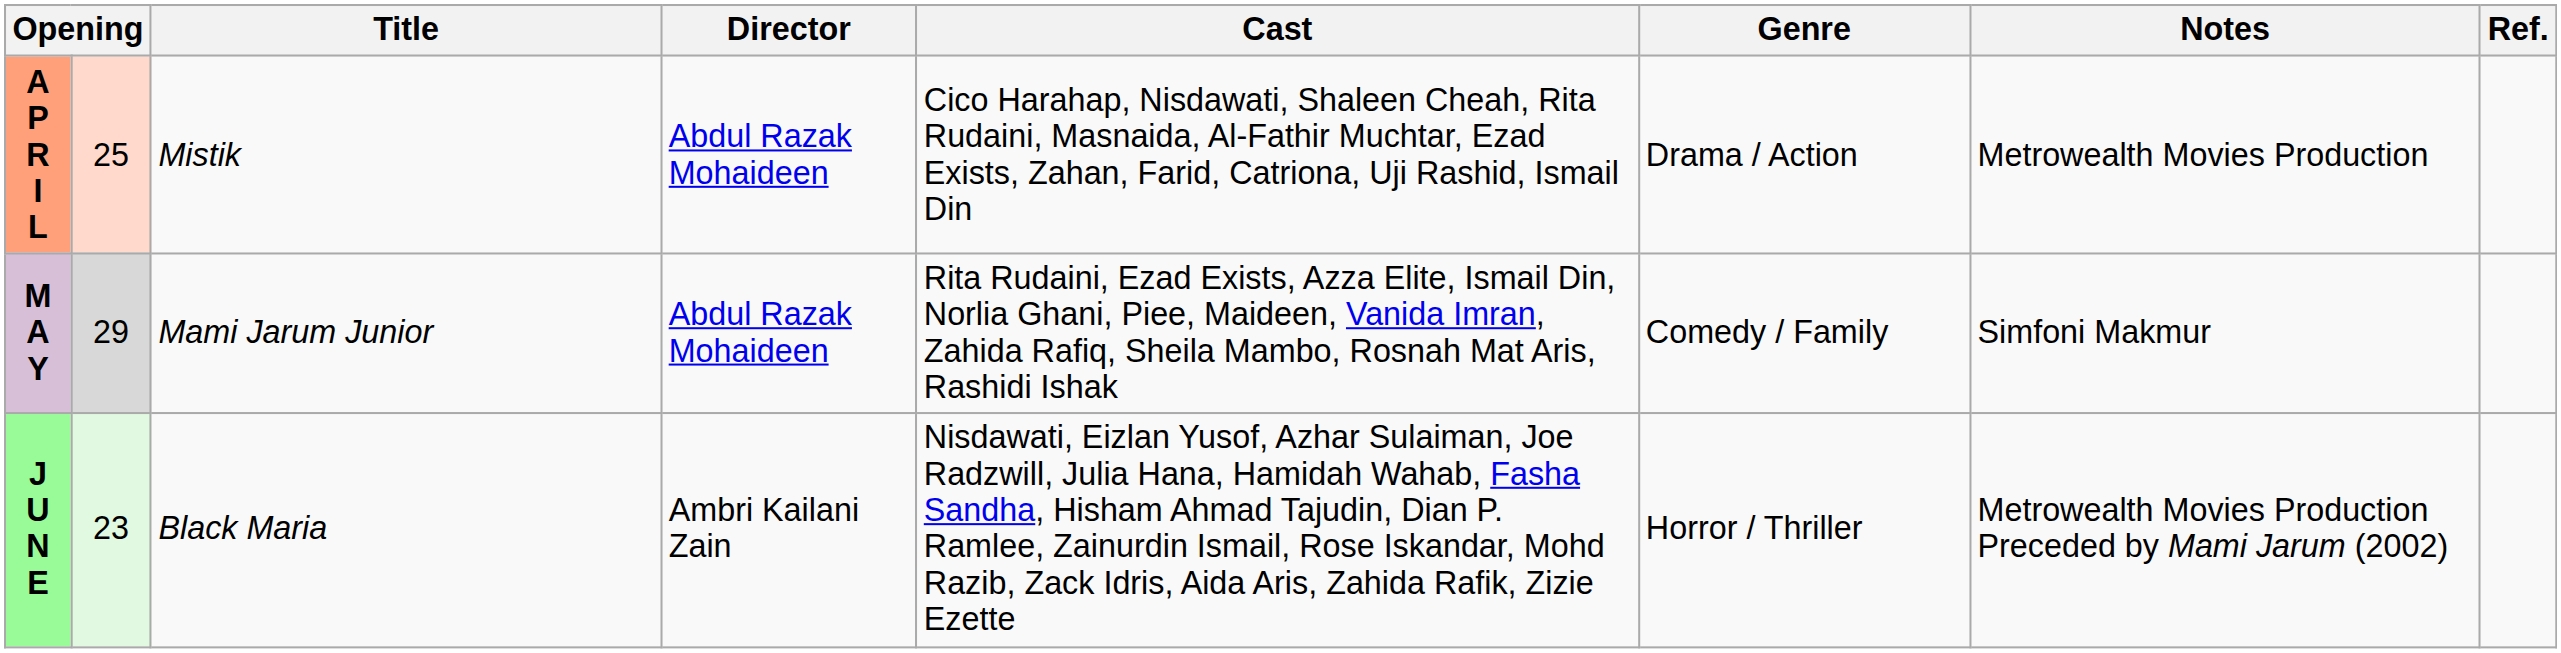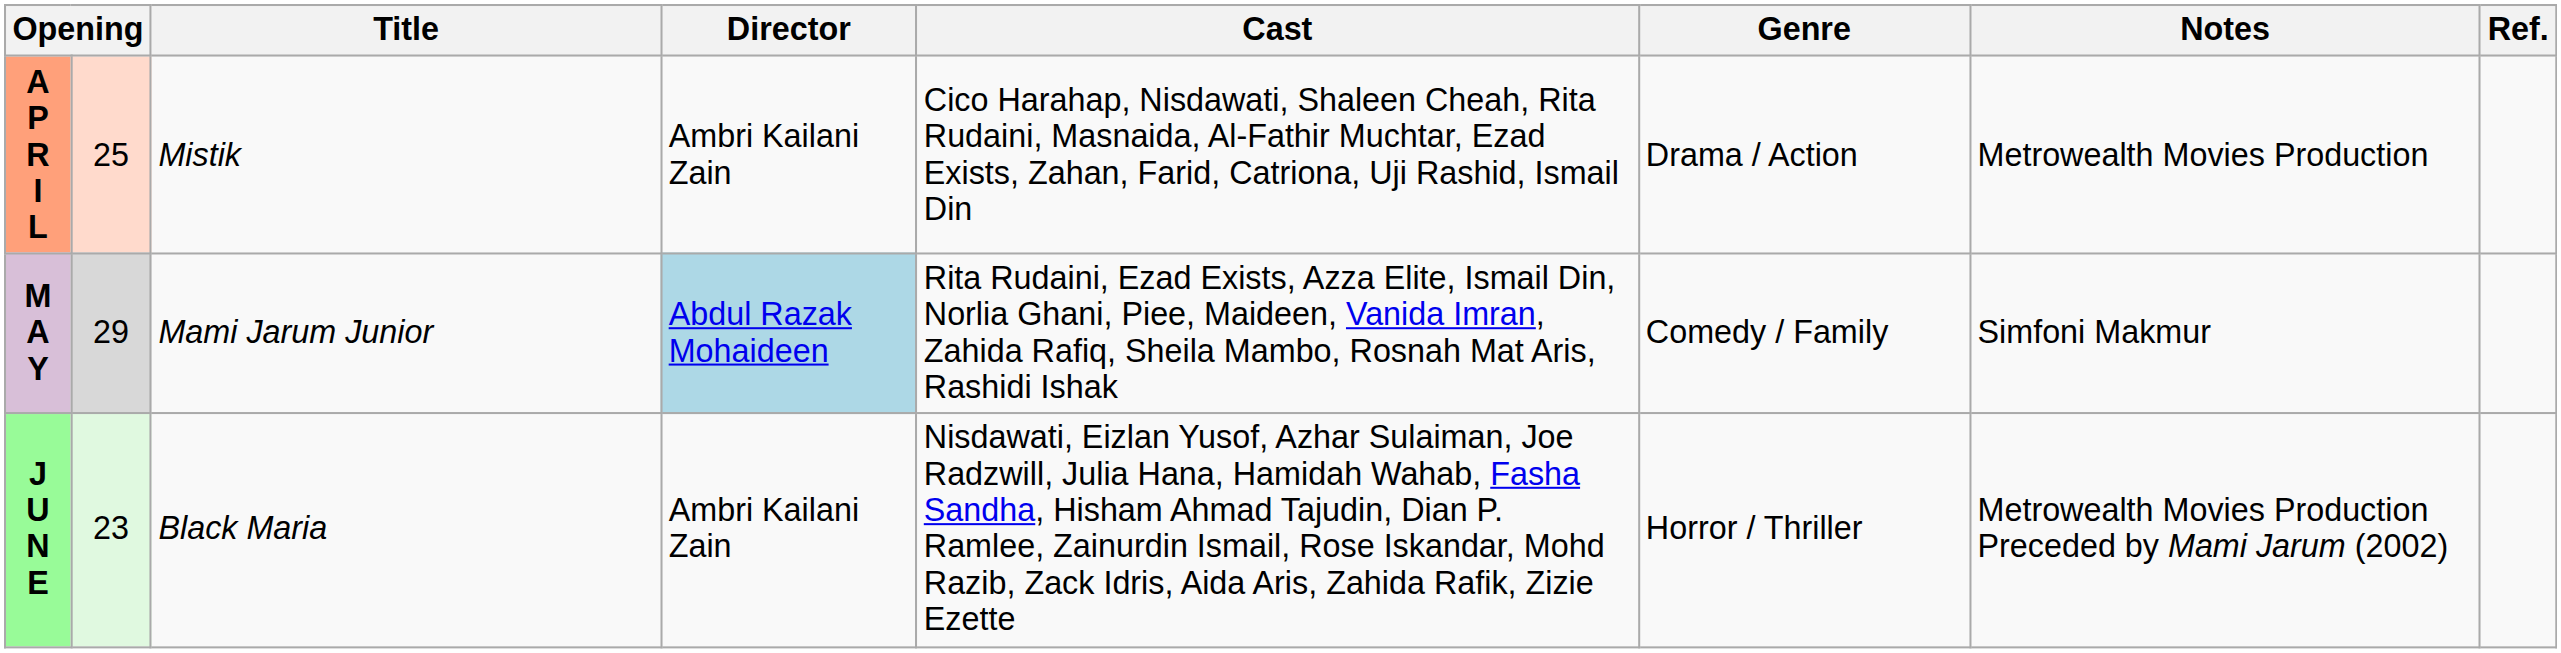(760, 154) Abdul Razak Mohaideen -> (764, 154) Ambri Kailani Zain
(760, 332) no background -> (760, 332) lightblue background
